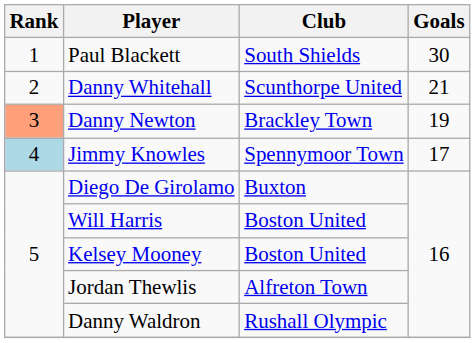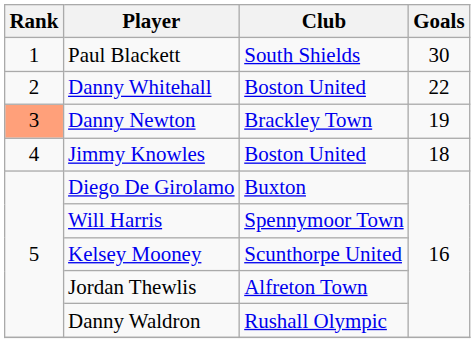(323, 87) Scunthorpe United -> (305, 87) Boston United
(439, 87) 21 -> (439, 87) 22
(34, 154) lightblue background -> (34, 154) no background
(324, 154) Spennymoor Town -> (305, 154) Boston United
(439, 154) 17 -> (439, 154) 18
(305, 220) Boston United -> (324, 220) Spennymoor Town
(305, 253) Boston United -> (323, 253) Scunthorpe United
